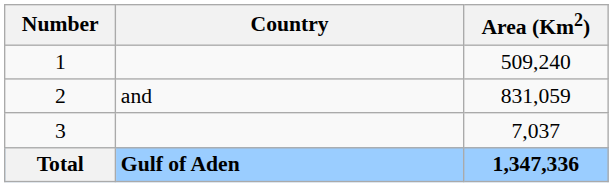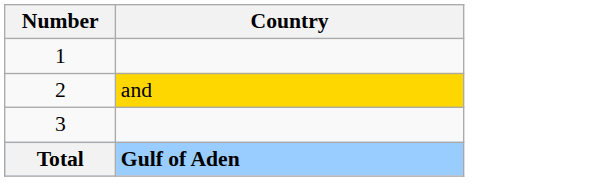- column: (536, 24)
(136, 95) no background -> (136, 90) gold background
